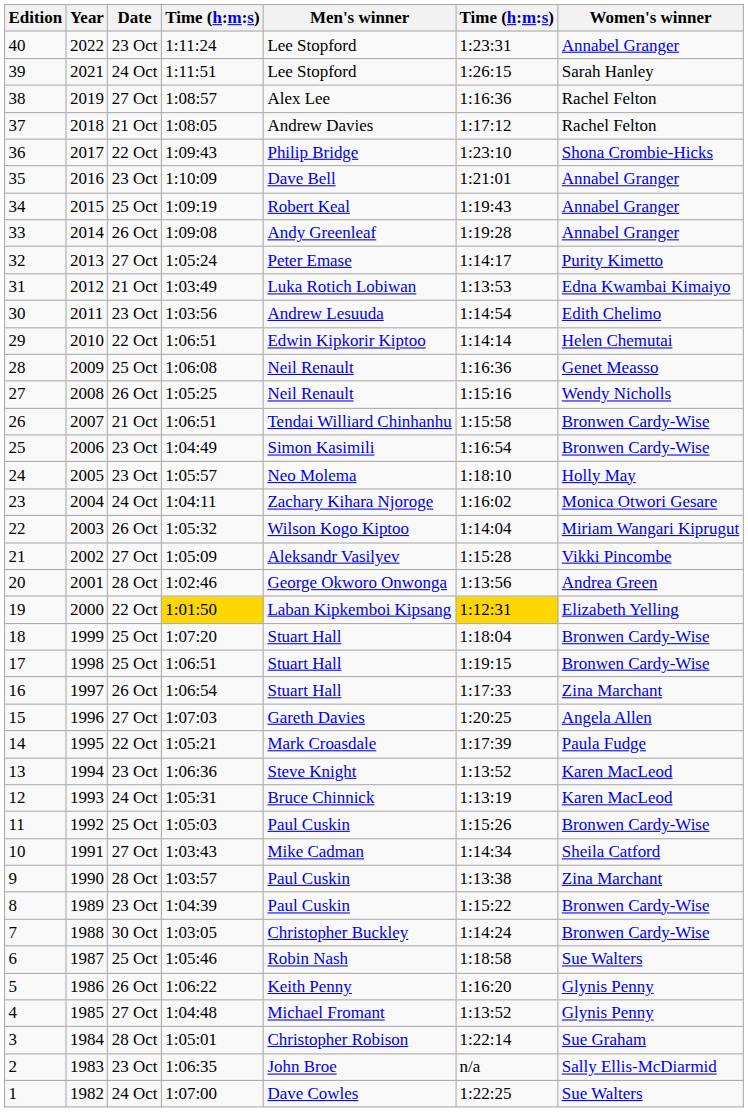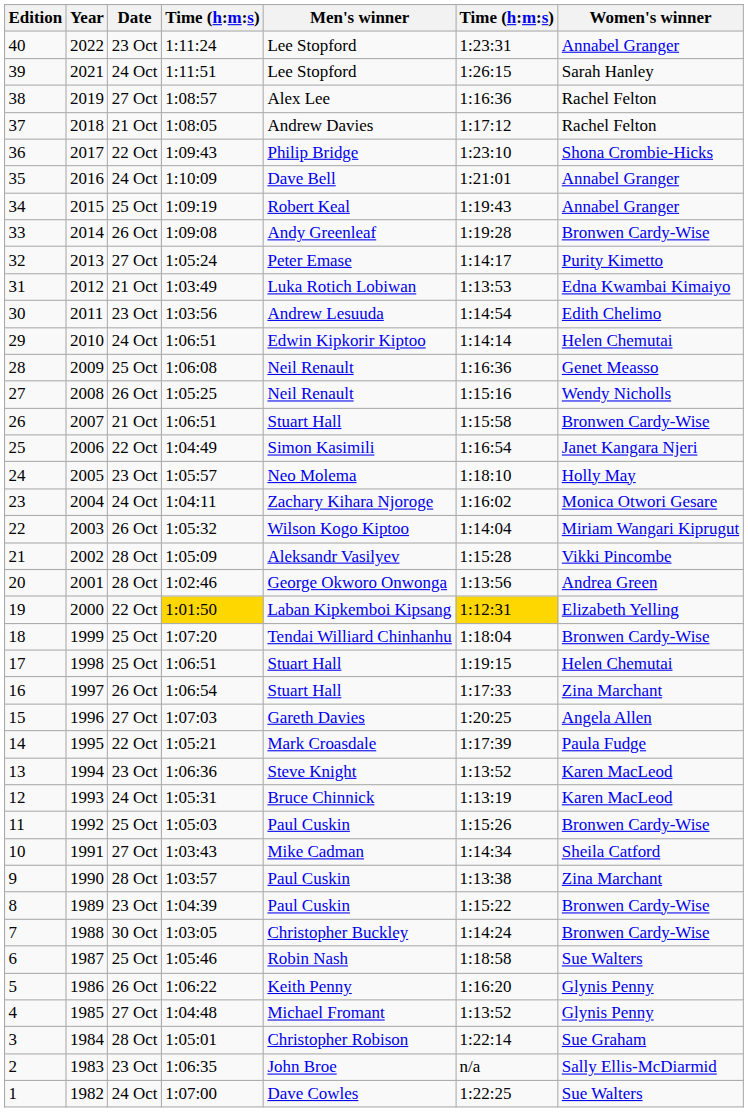(135, 179) 23 Oct -> (135, 179) 24 Oct
(620, 233) Annabel Granger -> (636, 233) Bronwen Cardy-Wise
(135, 340) 22 Oct -> (135, 340) 24 Oct
(360, 421) Tendai Williard Chinhanhu -> (304, 421) Stuart Hall
(135, 448) 23 Oct -> (135, 448) 22 Oct
(636, 448) Bronwen Cardy-Wise -> (630, 448) Janet Kangara Njeri
(135, 555) 27 Oct -> (135, 555) 28 Oct
(304, 636) Stuart Hall -> (360, 636) Tendai Williard Chinhanhu
(636, 663) Bronwen Cardy-Wise -> (617, 663) Helen Chemutai
